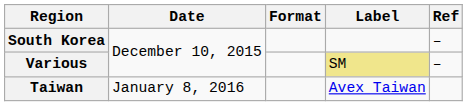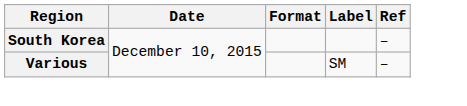(338, 64) khaki background -> (338, 64) no background
- row: (57, 88)
